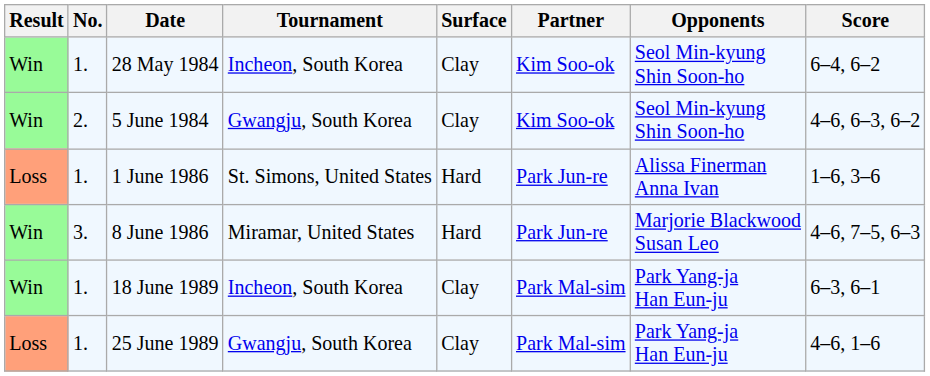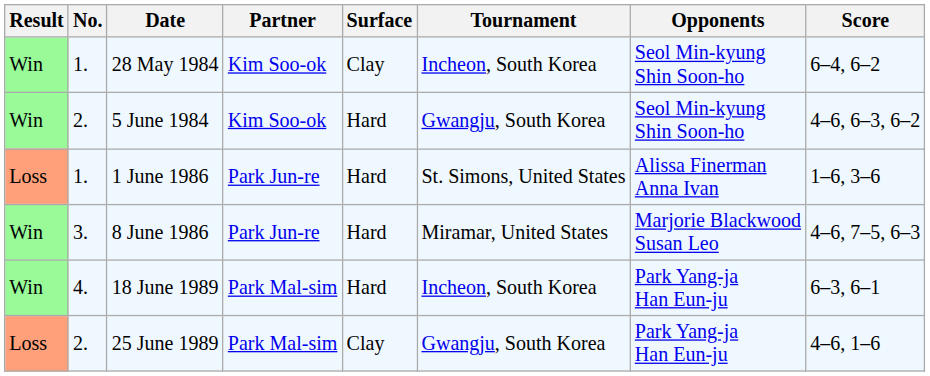columns swapped: (330, 20) <-> (571, 20)
(460, 120) Clay -> (367, 120) Hard
(81, 287) 1. -> (81, 287) 4.
(460, 287) Clay -> (367, 287) Hard
(81, 342) 1. -> (81, 342) 2.
